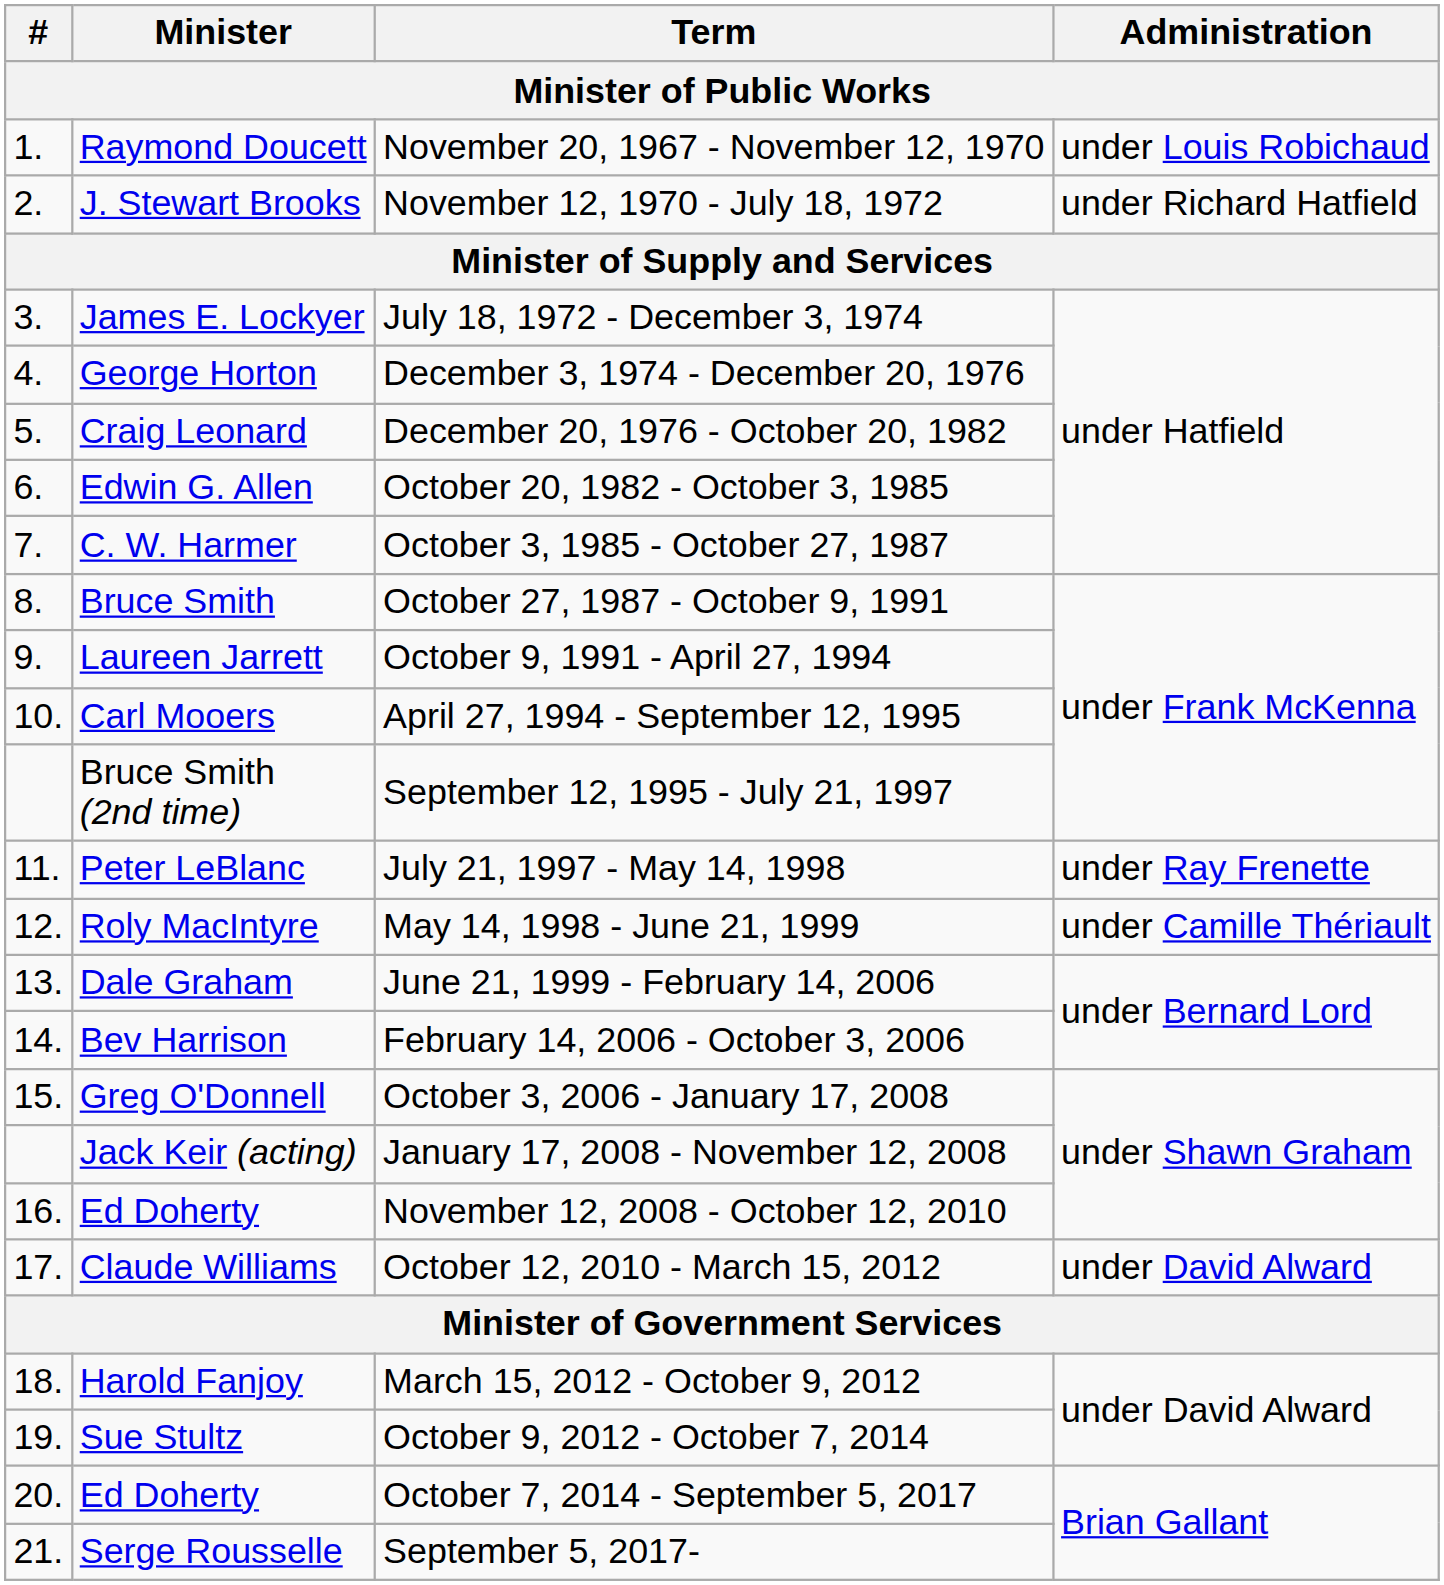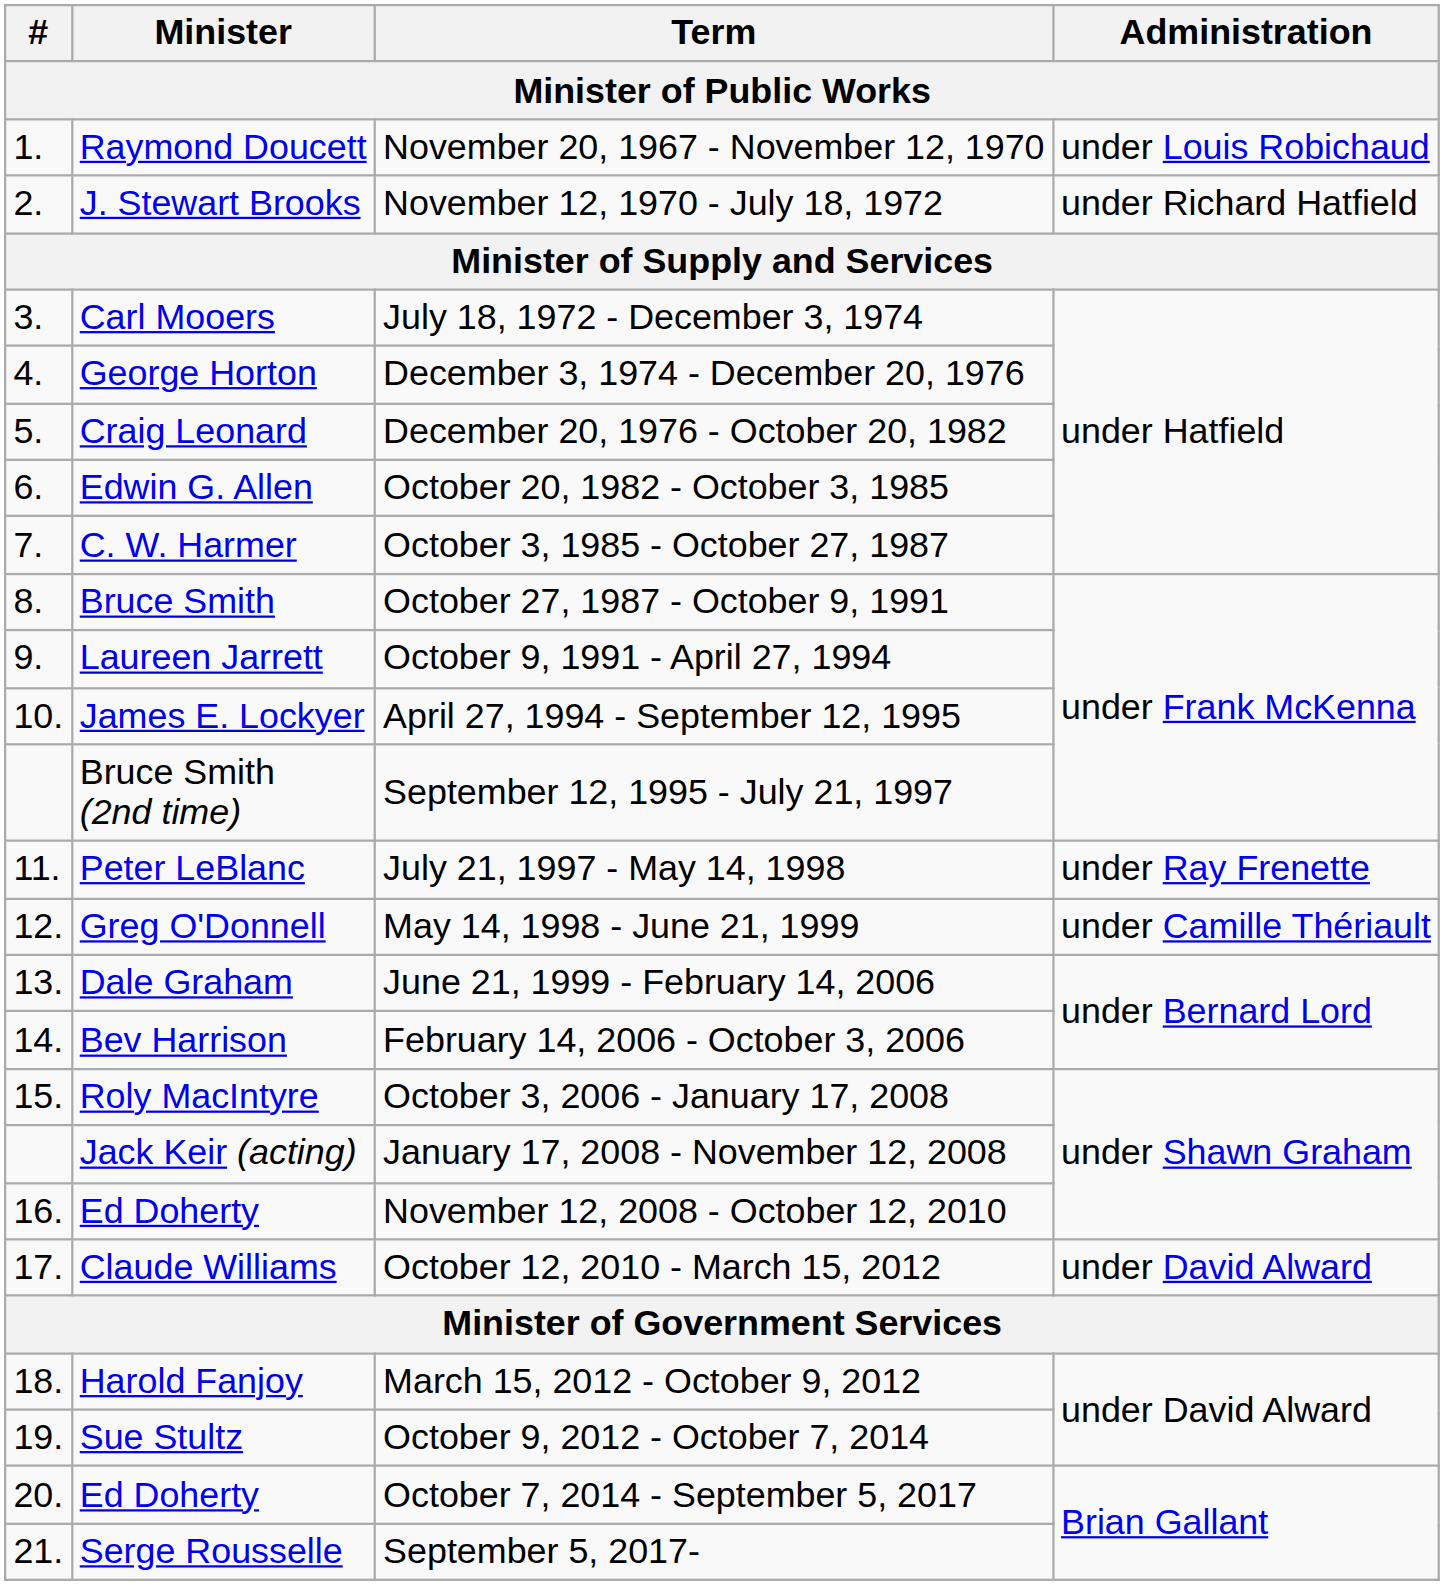(222, 317) James E. Lockyer -> (177, 317) Carl Mooers
(177, 715) Carl Mooers -> (222, 715) James E. Lockyer
(199, 925) Roly MacIntyre -> (203, 925) Greg O'Donnell
(203, 1096) Greg O'Donnell -> (199, 1096) Roly MacIntyre
